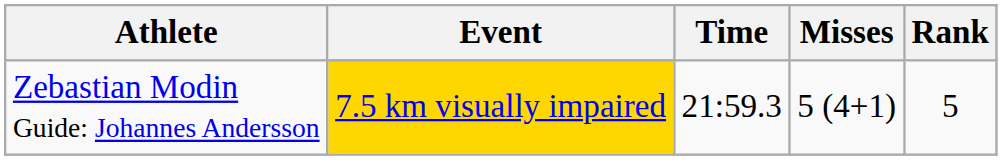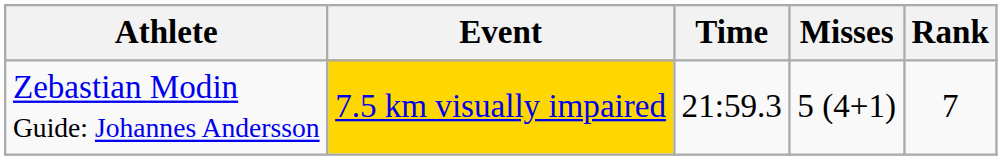(950, 106) 5 -> (950, 106) 7
